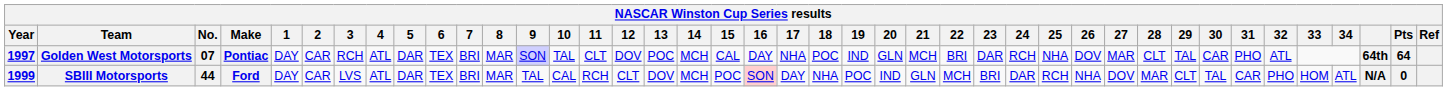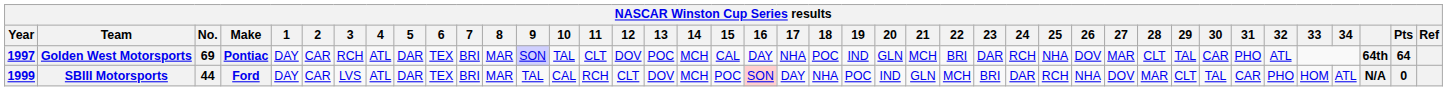(208, 55) 07 -> (208, 55) 69
